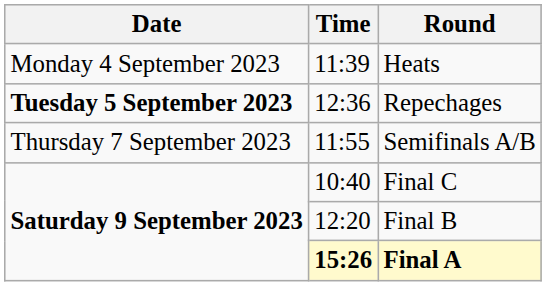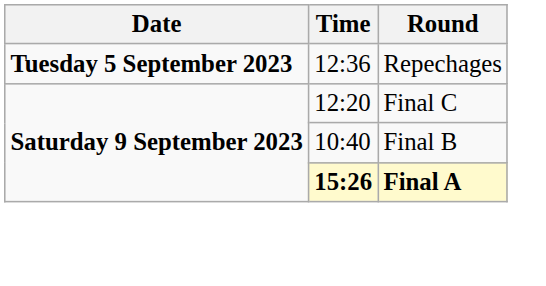- row: (412, 63)
- row: (460, 142)
(342, 181) 10:40 -> (342, 102) 12:20
(342, 220) 12:20 -> (342, 142) 10:40
